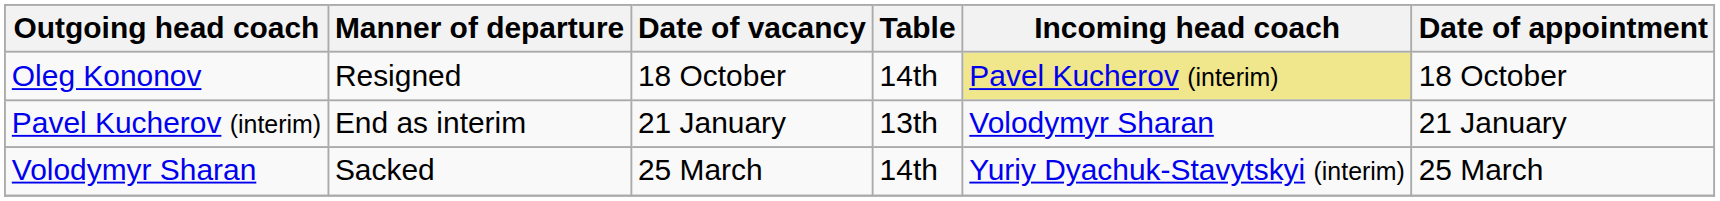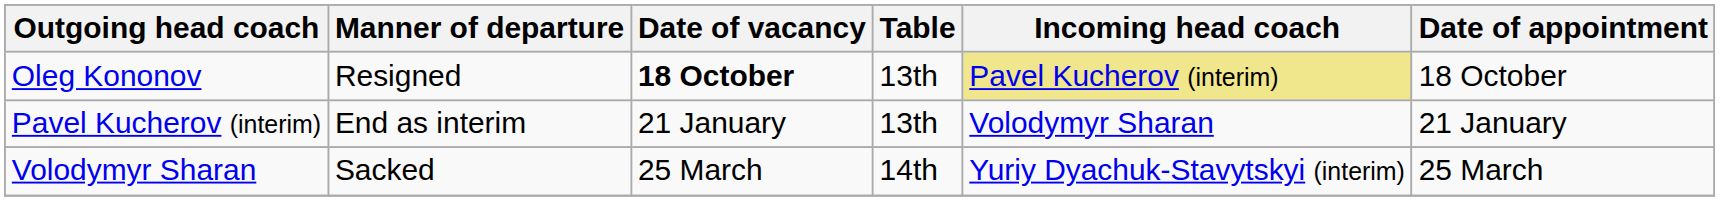(712, 75) normal -> (716, 75) bold
(909, 75) 14th -> (909, 75) 13th
